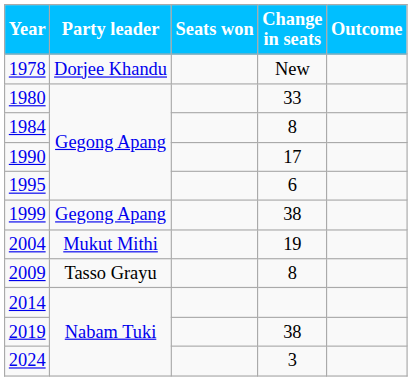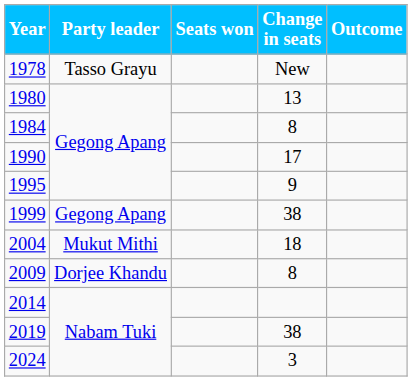(111, 68) Dorjee Khandu -> (111, 68) Tasso Grayu
(292, 98) 33 -> (292, 98) 13
(292, 185) 6 -> (292, 185) 9
(292, 244) 19 -> (292, 244) 18
(111, 273) Tasso Grayu -> (111, 273) Dorjee Khandu
